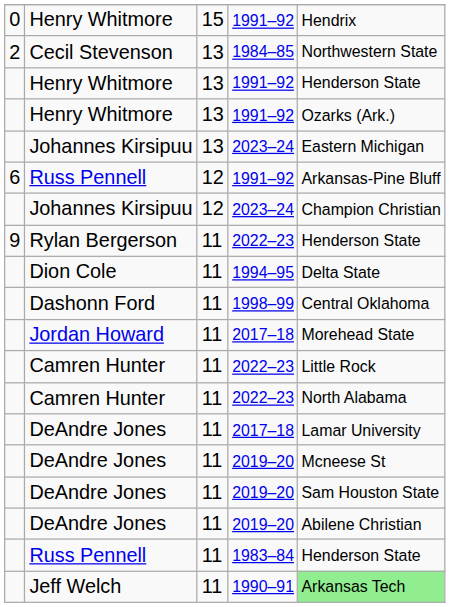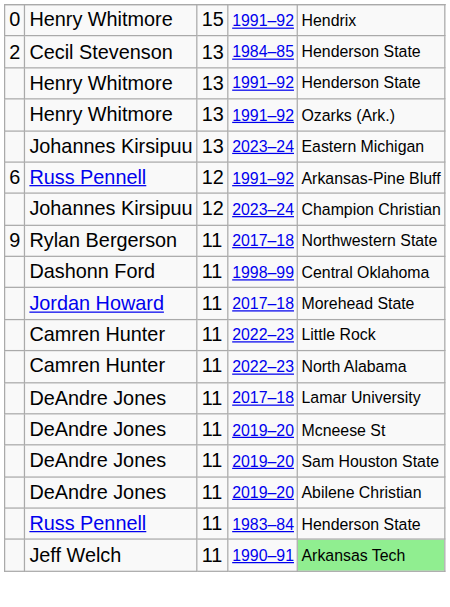(369, 52) Northwestern State -> (361, 52) Henderson State
(263, 241) 2022–23 -> (263, 241) 2017–18
(361, 241) Henderson State -> (369, 241) Northwestern State
- row: (73, 271)
